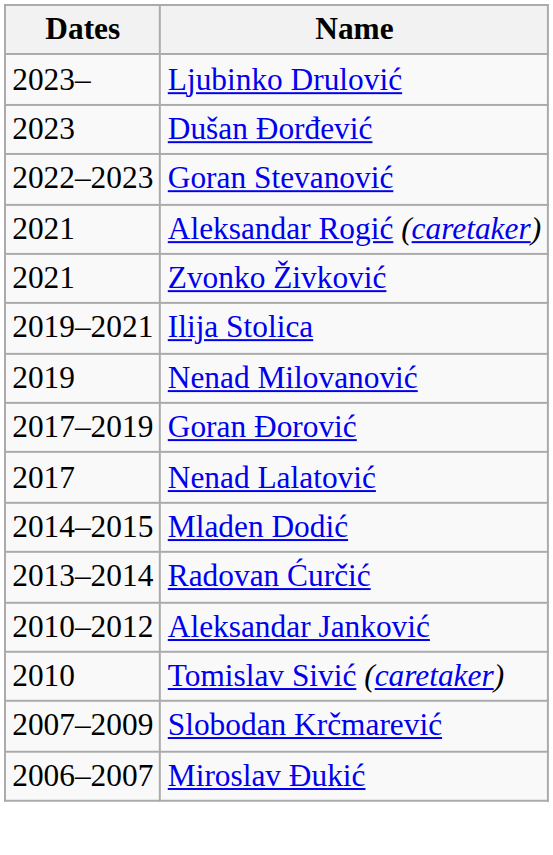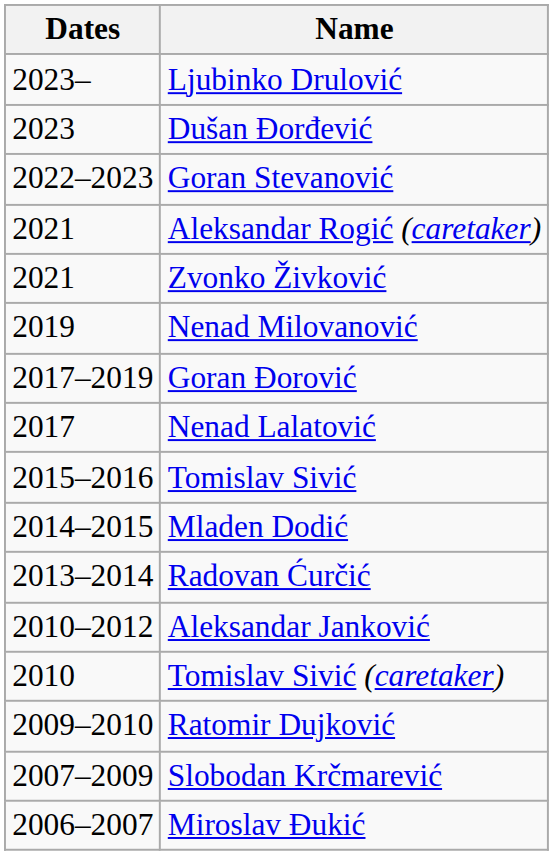- row: (241, 327)
+ row: (262, 476)
+ row: (281, 725)
